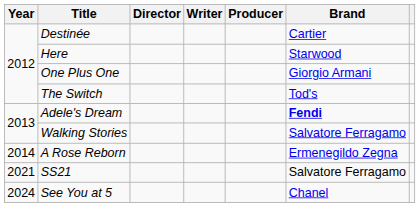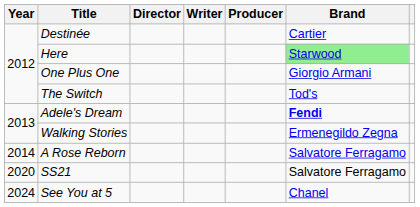(315, 53) no background -> (315, 53) lightgreen background
(347, 133) Salvatore Ferragamo -> (343, 133) Ermenegildo Zegna
(343, 152) Ermenegildo Zegna -> (347, 152) Salvatore Ferragamo
(21, 172) 2021 -> (21, 172) 2020
